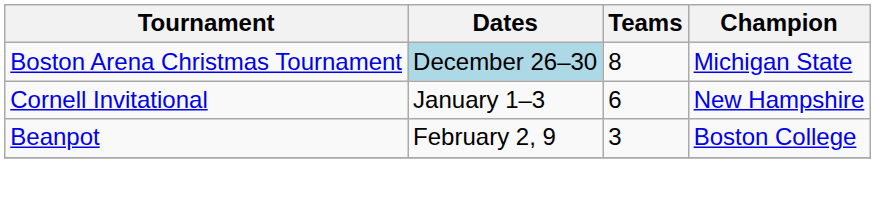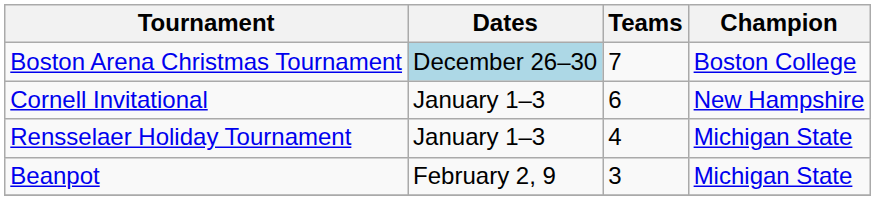(615, 61) 8 -> (615, 61) 7
(773, 61) Michigan State -> (775, 61) Boston College
+ row: (181, 137)
(775, 137) Boston College -> (773, 175) Michigan State
